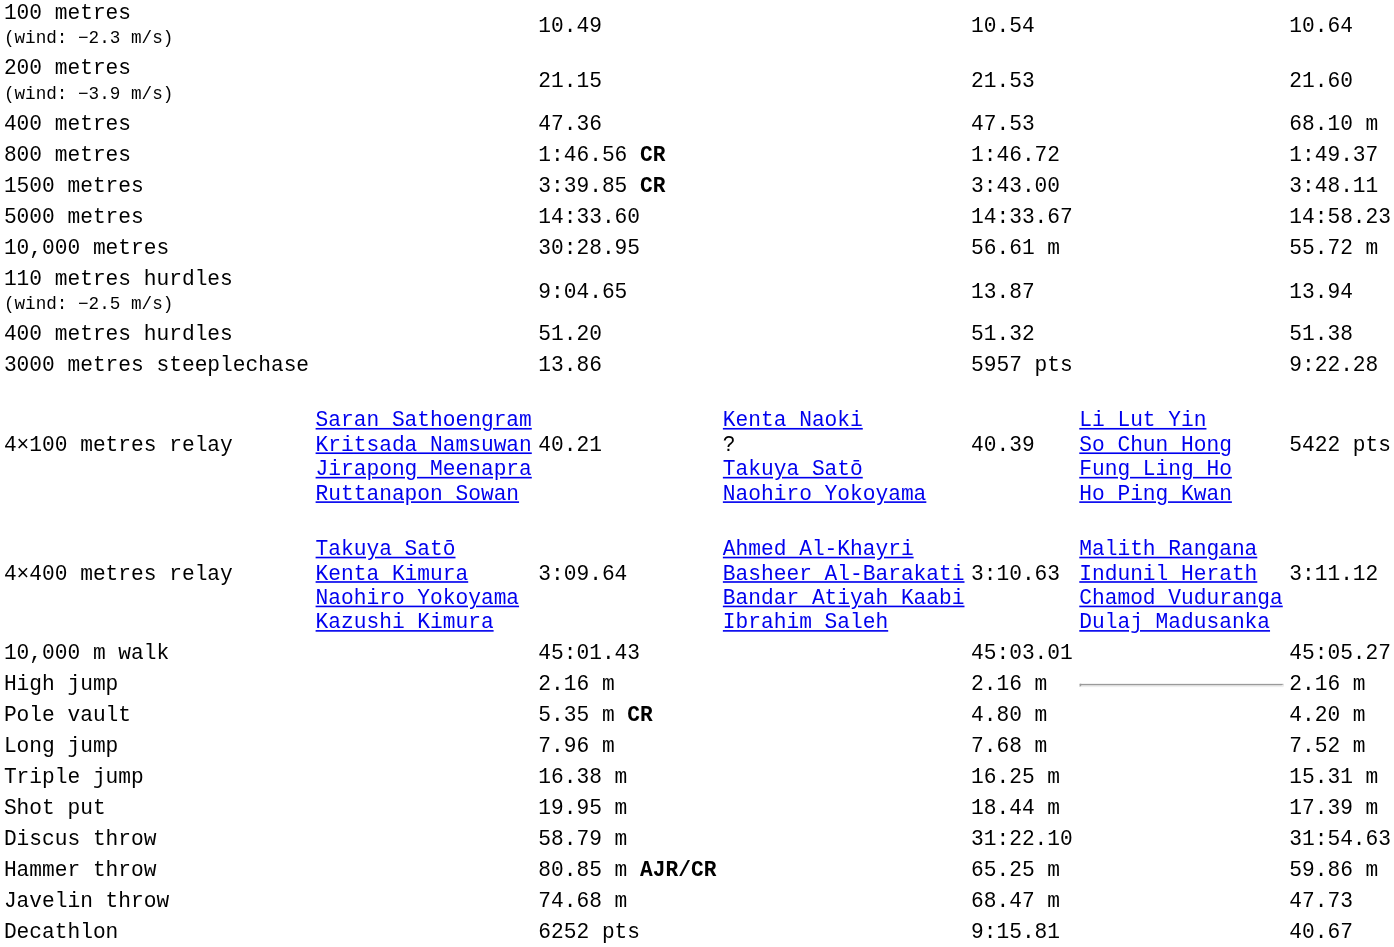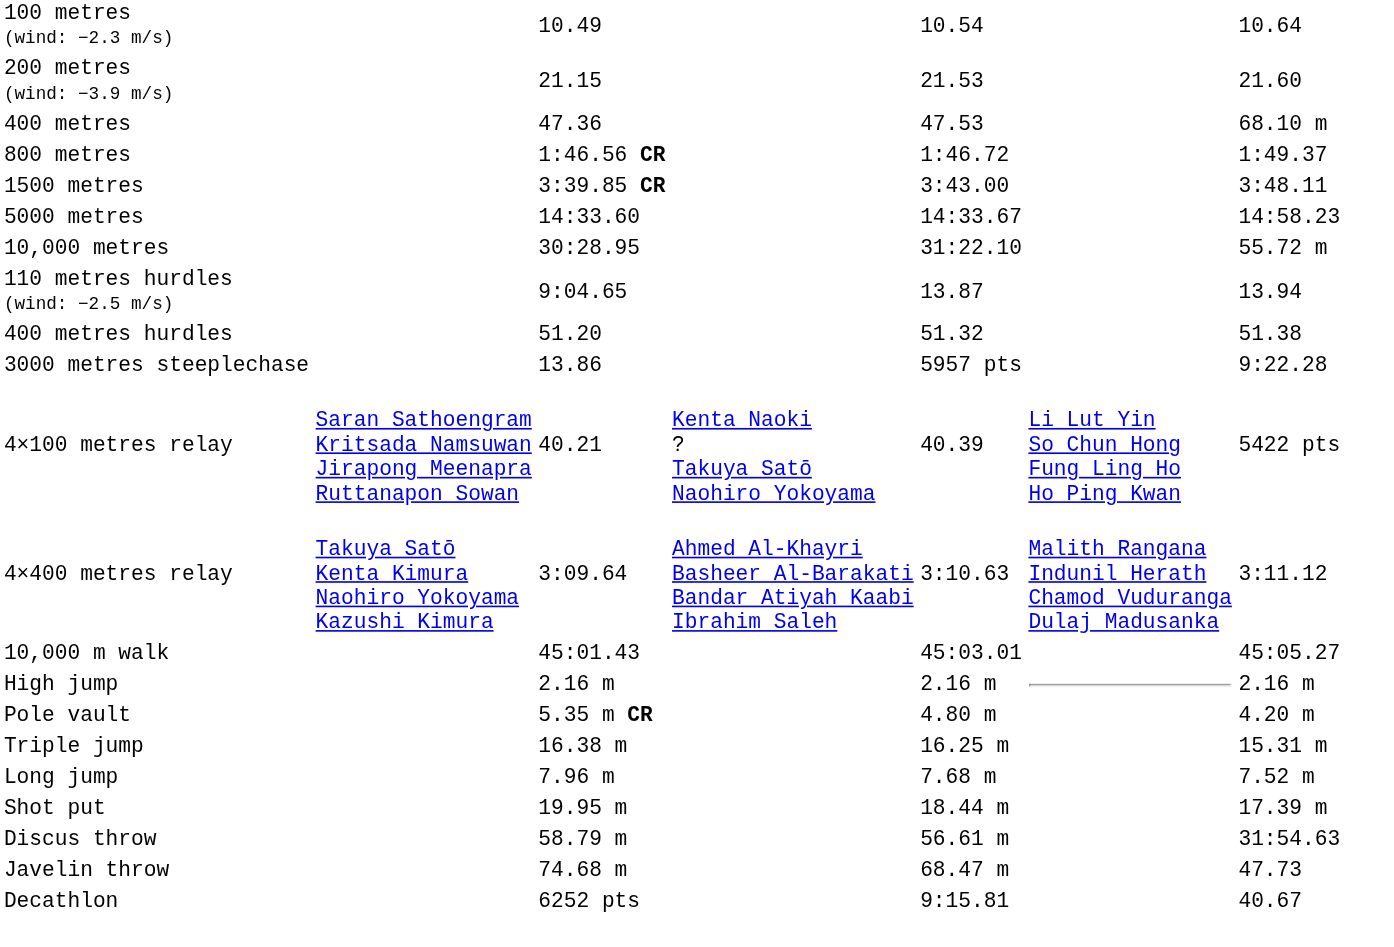(1016, 248) 56.61 m -> (971, 248) 31:22.10
rows swapped: (61, 747) <-> (74, 778)
(1022, 840) 31:22.10 -> (965, 840) 56.61 m
- row: (80, 870)
